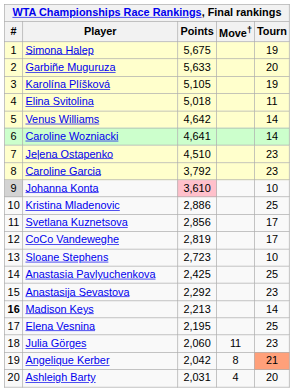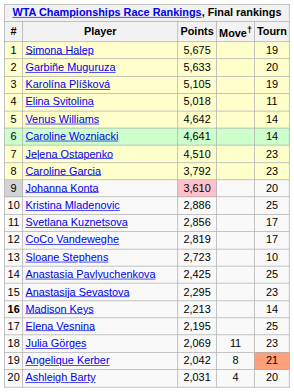(272, 188) 10 -> (272, 188) 20
(197, 292) 2,292 -> (197, 292) 2,295
(197, 343) 2,060 -> (197, 343) 2,069
